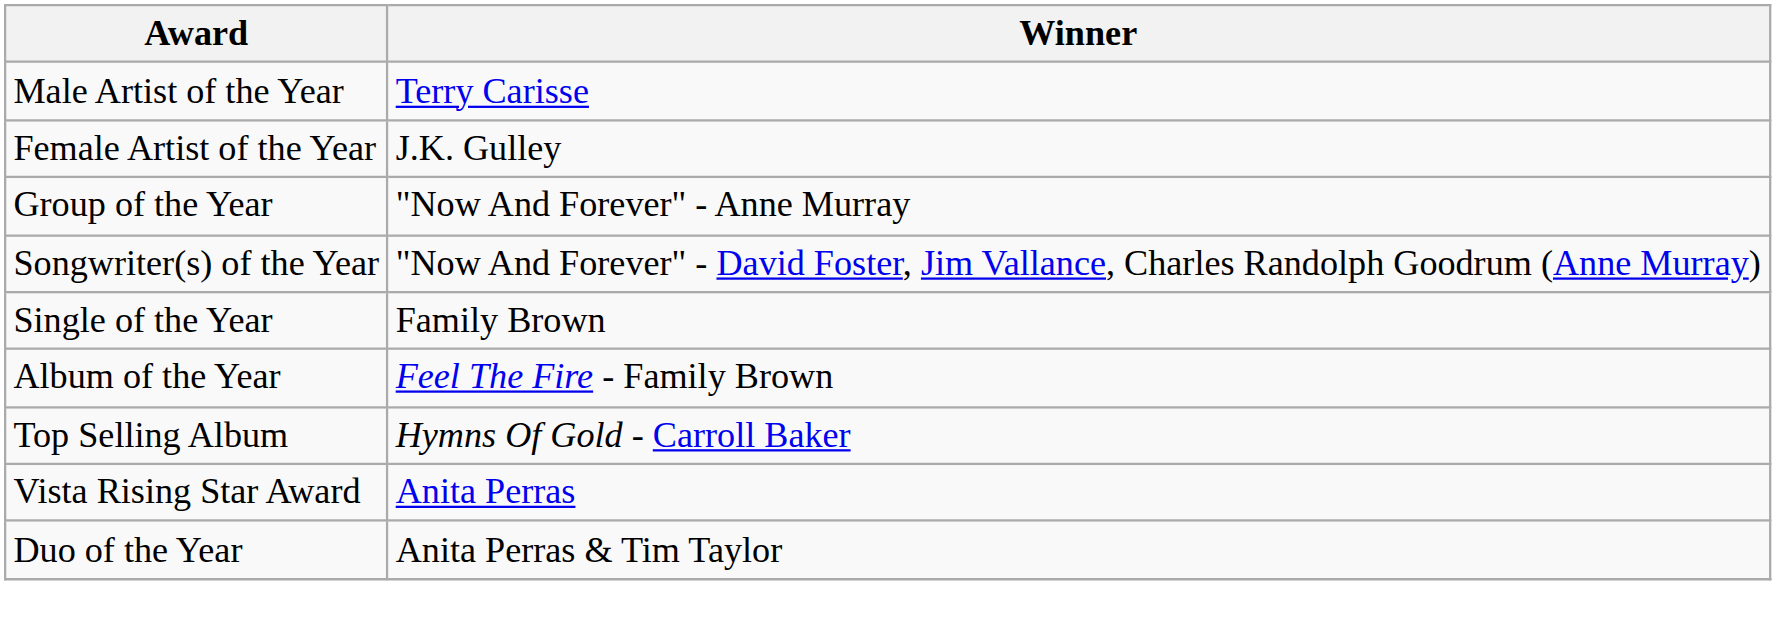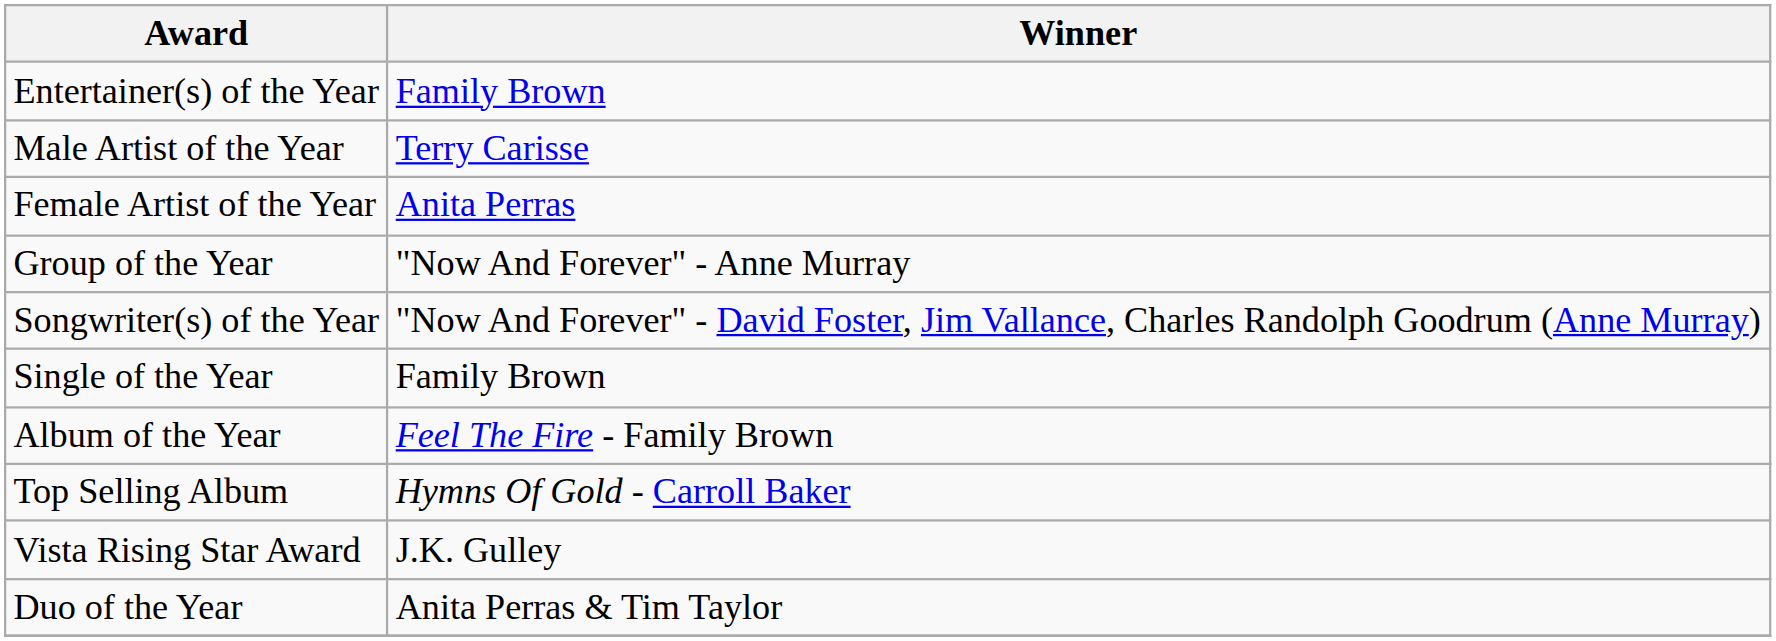+ row: (196, 90)
(479, 147) J.K. Gulley -> (486, 205) Anita Perras
(486, 491) Anita Perras -> (479, 549) J.K. Gulley
